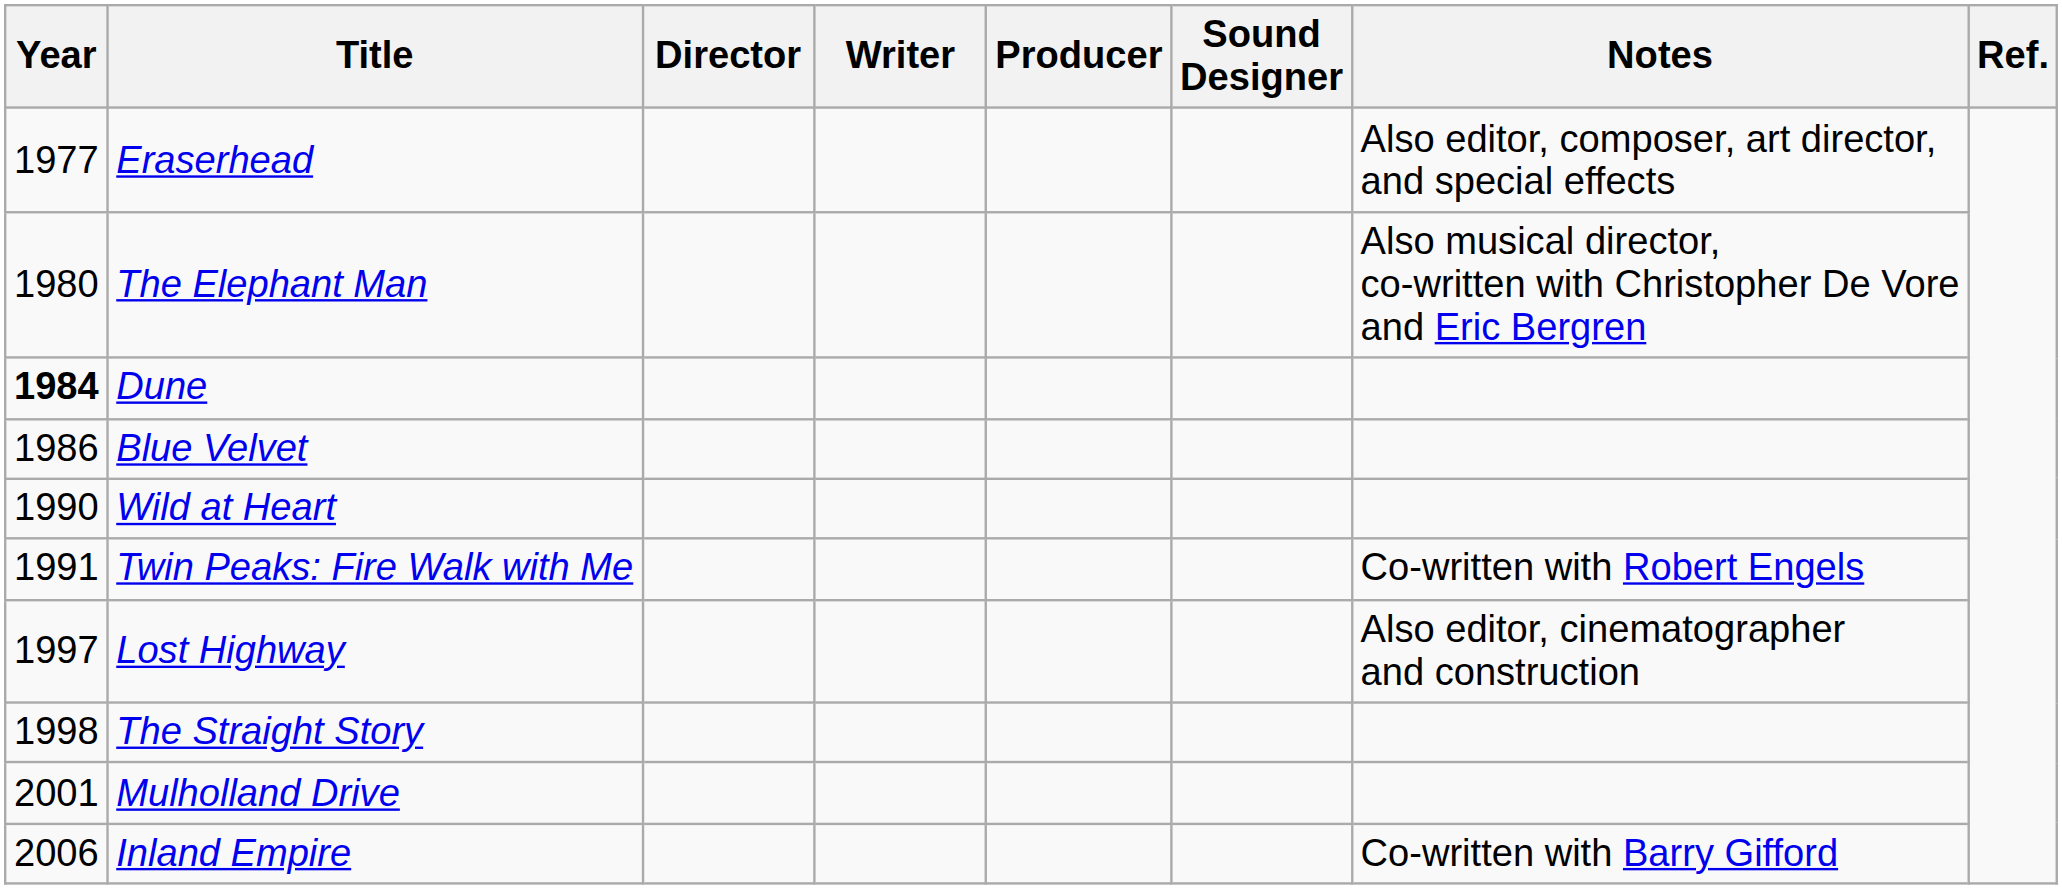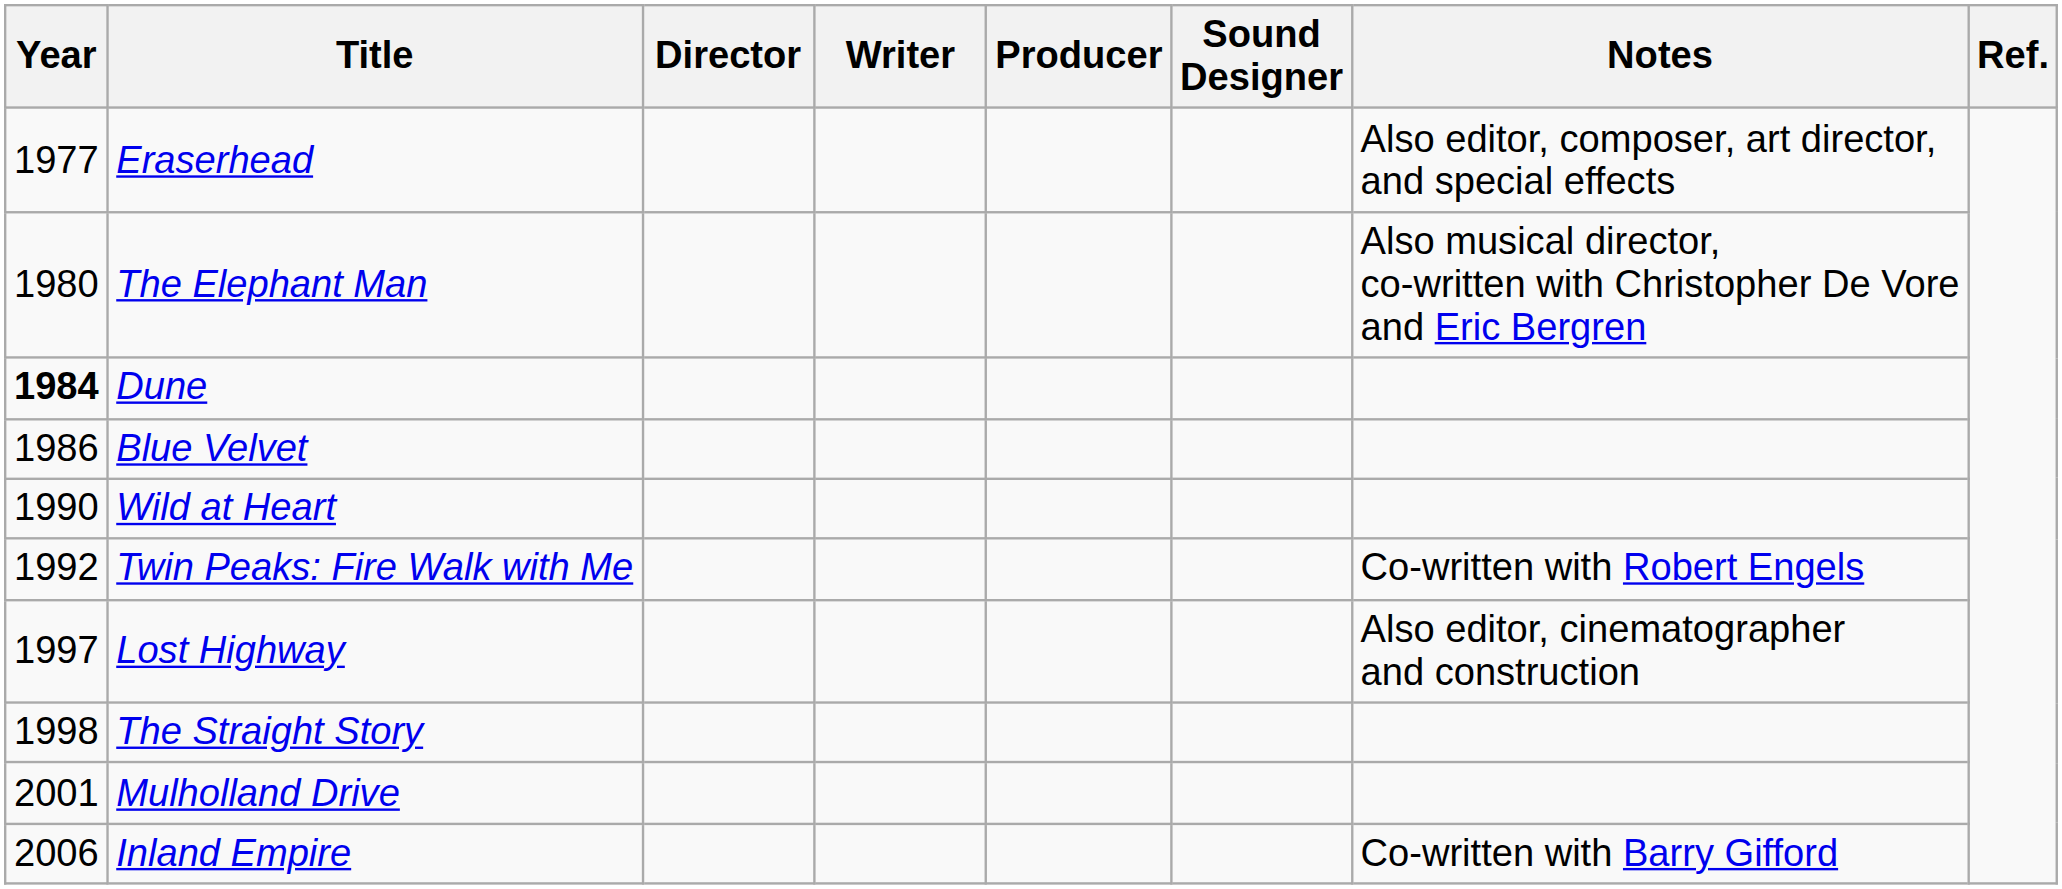(56, 568) 1991 -> (56, 568) 1992
